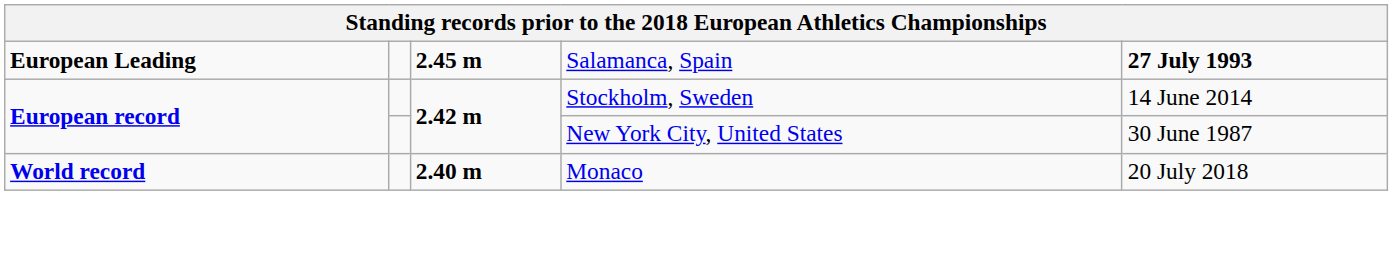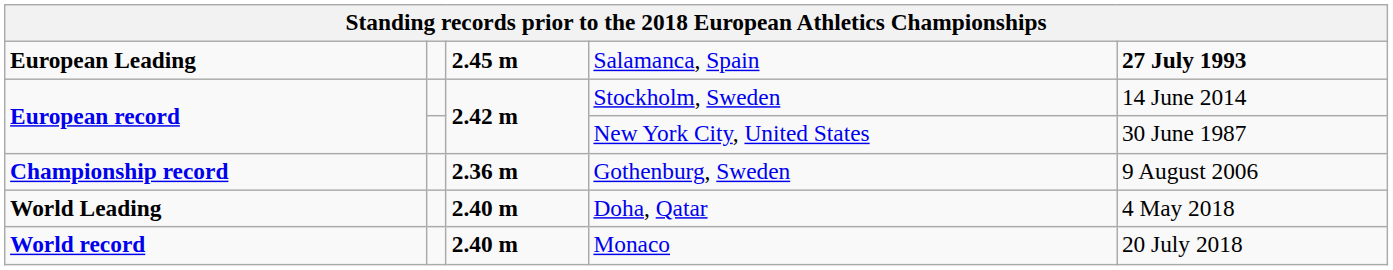+ row: (692, 171)
+ row: (651, 208)
